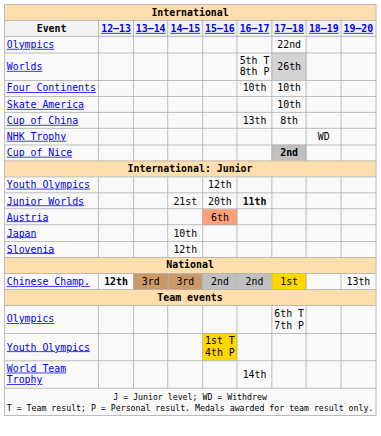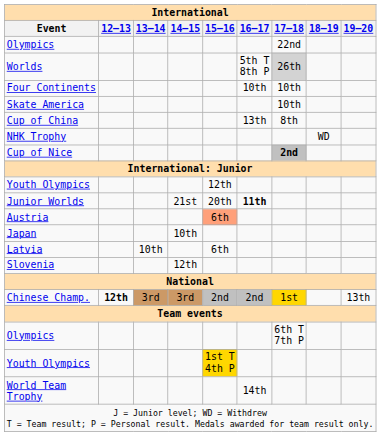+ row: (25, 249)
